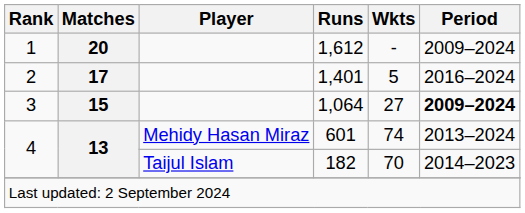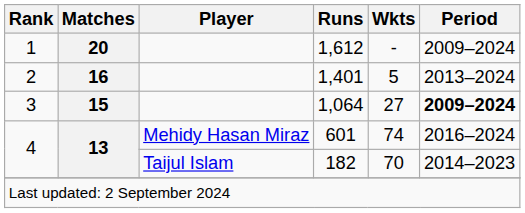(98, 76) 17 -> (98, 76) 16
(470, 76) 2016–2024 -> (470, 76) 2013–2024
(470, 134) 2013–2024 -> (470, 134) 2016–2024
